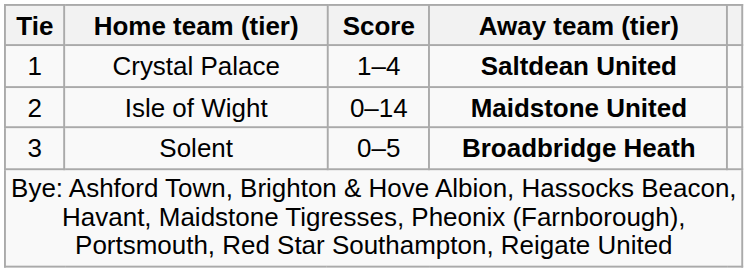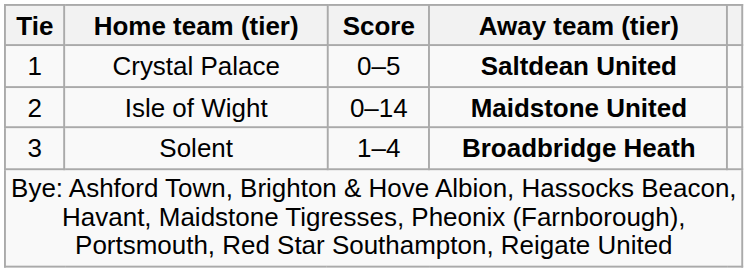(379, 66) 1–4 -> (379, 66) 0–5
(379, 148) 0–5 -> (379, 148) 1–4
